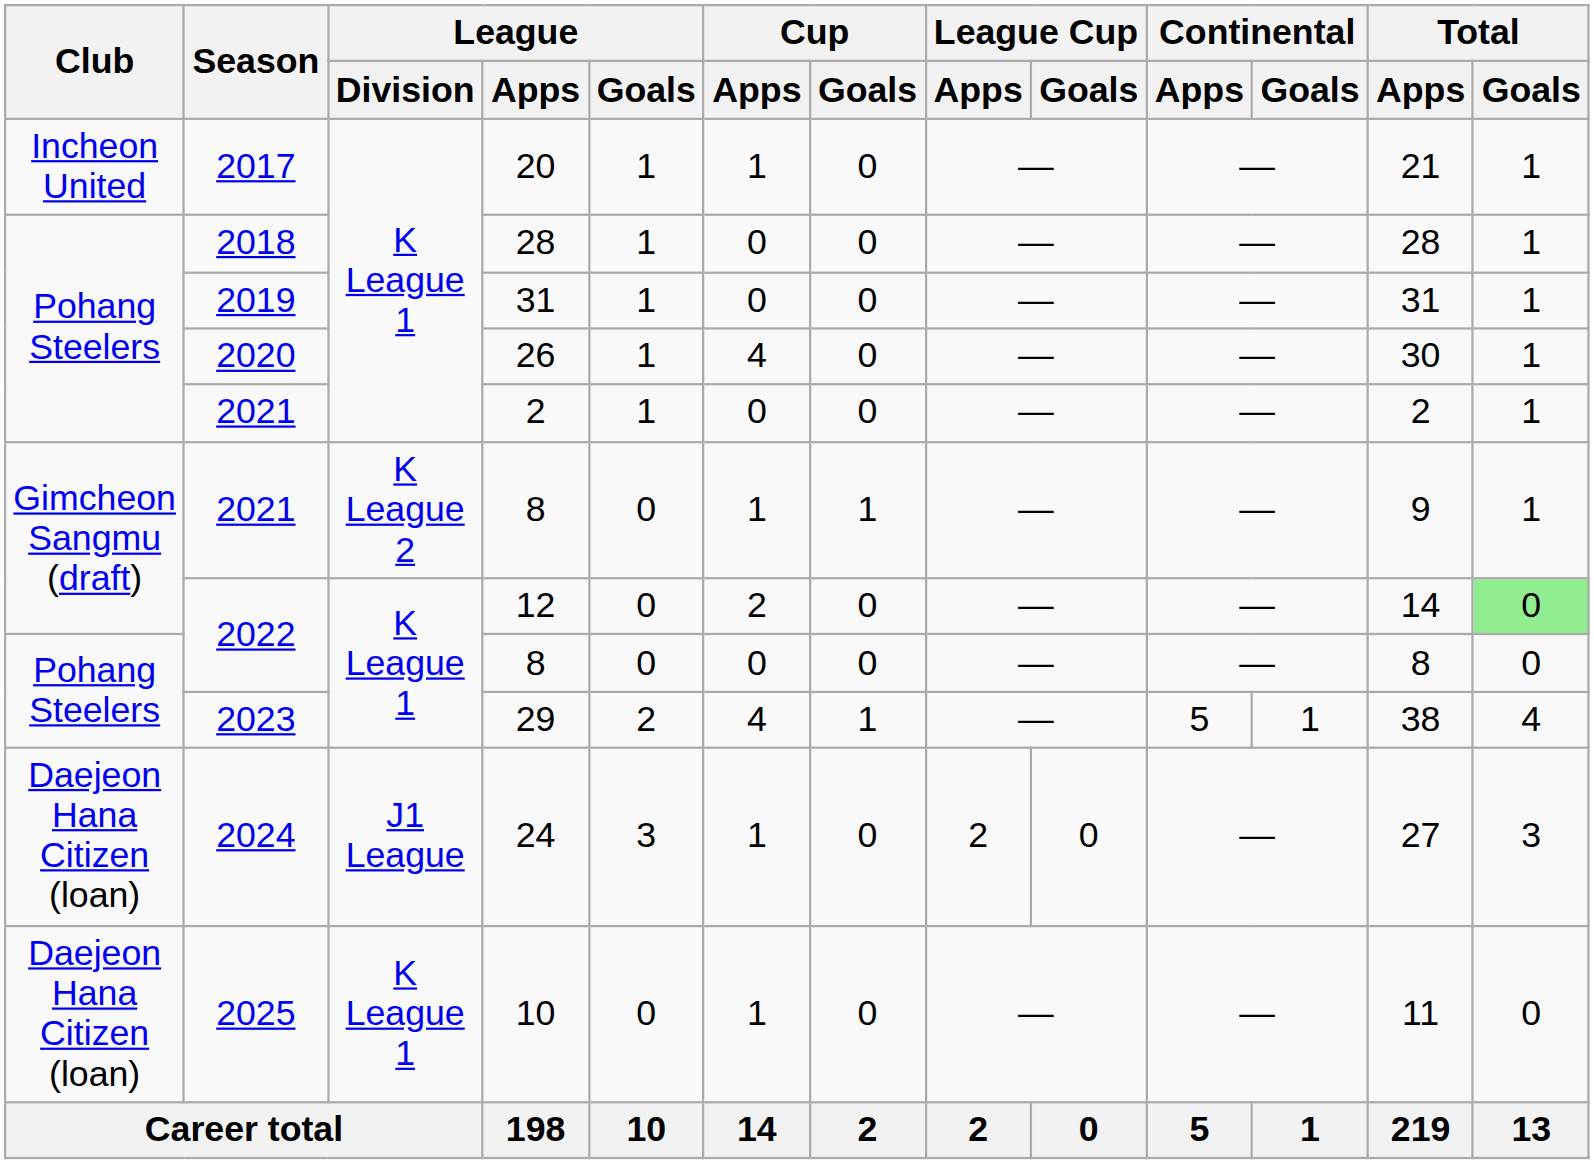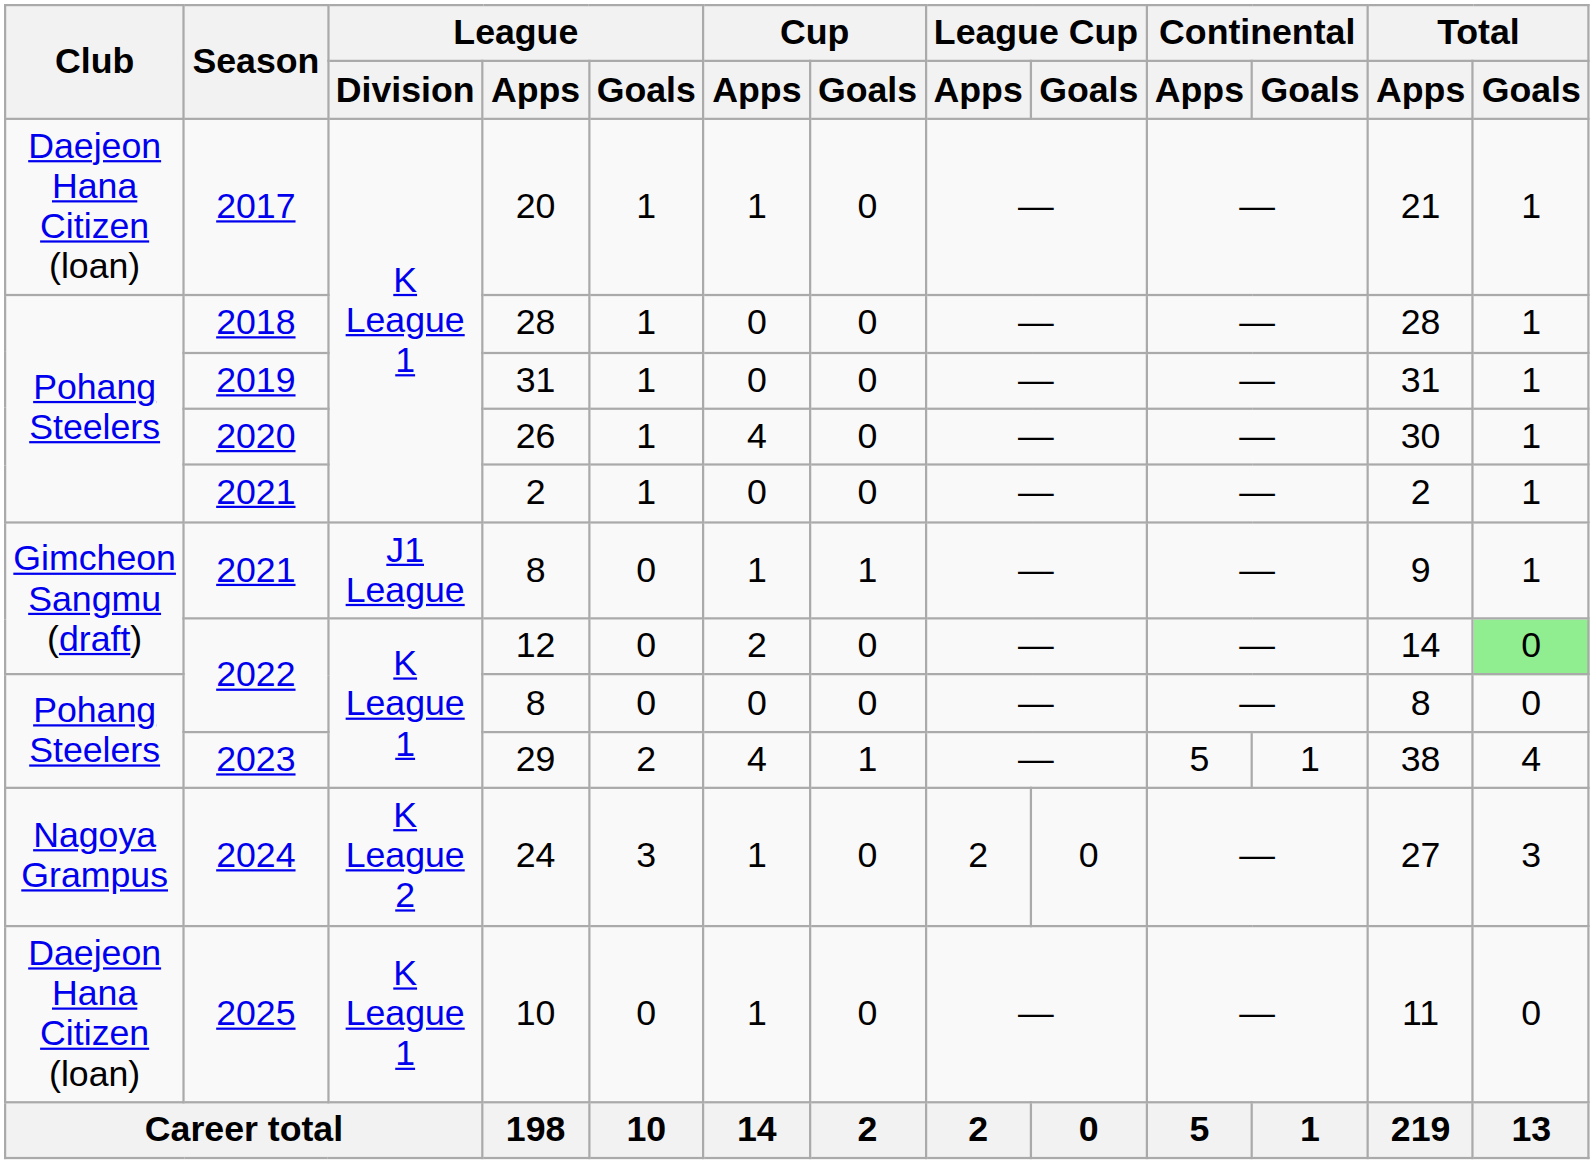(95, 166) Incheon United -> (95, 206) Daejeon Hana Citizen (loan)
(405, 509) K League 2 -> (405, 569) J1 League
(95, 835) Daejeon Hana Citizen (loan) -> (95, 855) Nagoya Grampus
(405, 835) J1 League -> (405, 855) K League 2
